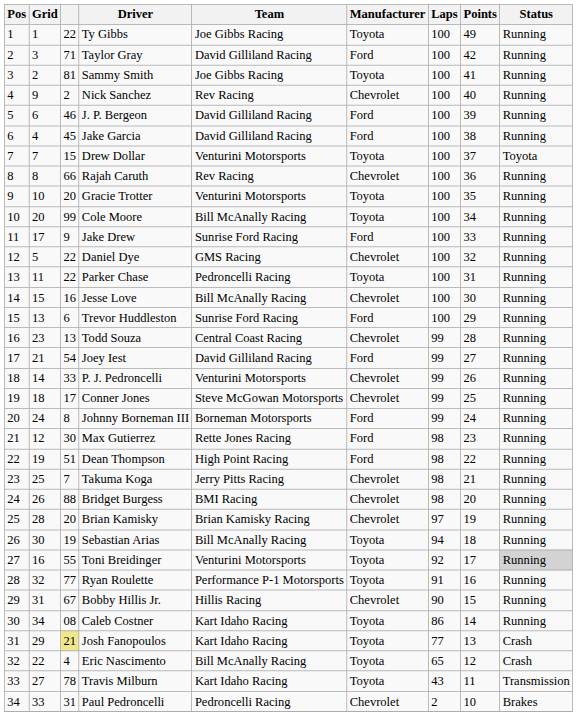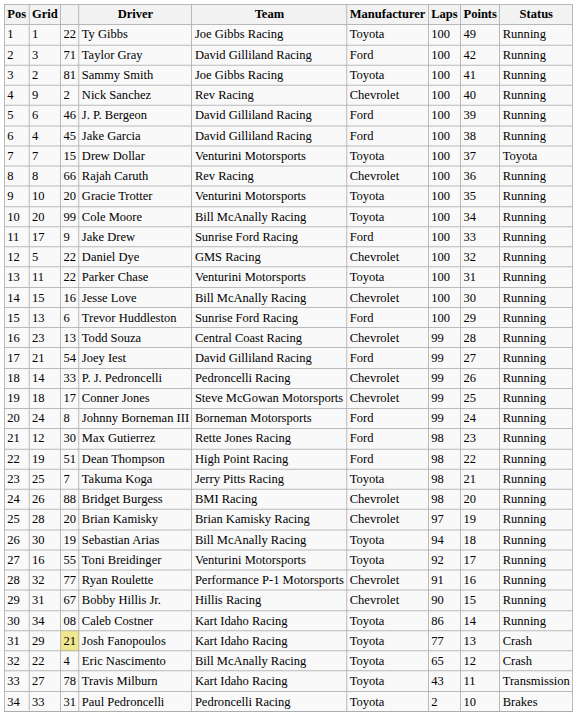(243, 276) Pedroncelli Racing -> (250, 276) Venturini Motorsports
(250, 377) Venturini Motorsports -> (243, 377) Pedroncelli Racing
(374, 478) Chevrolet -> (367, 478) Toyota
(524, 559) lightgrey background -> (524, 559) no background
(367, 579) Toyota -> (374, 579) Chevrolet
(374, 701) Chevrolet -> (367, 701) Toyota
